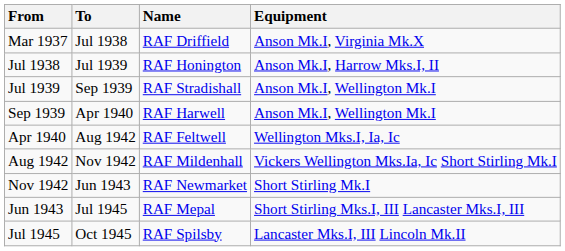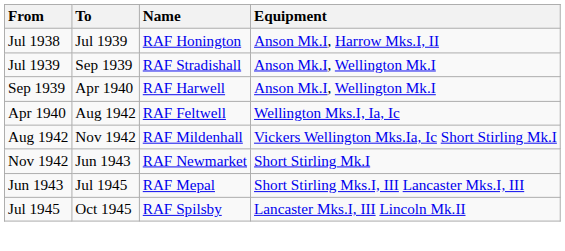- row: (38, 40)
